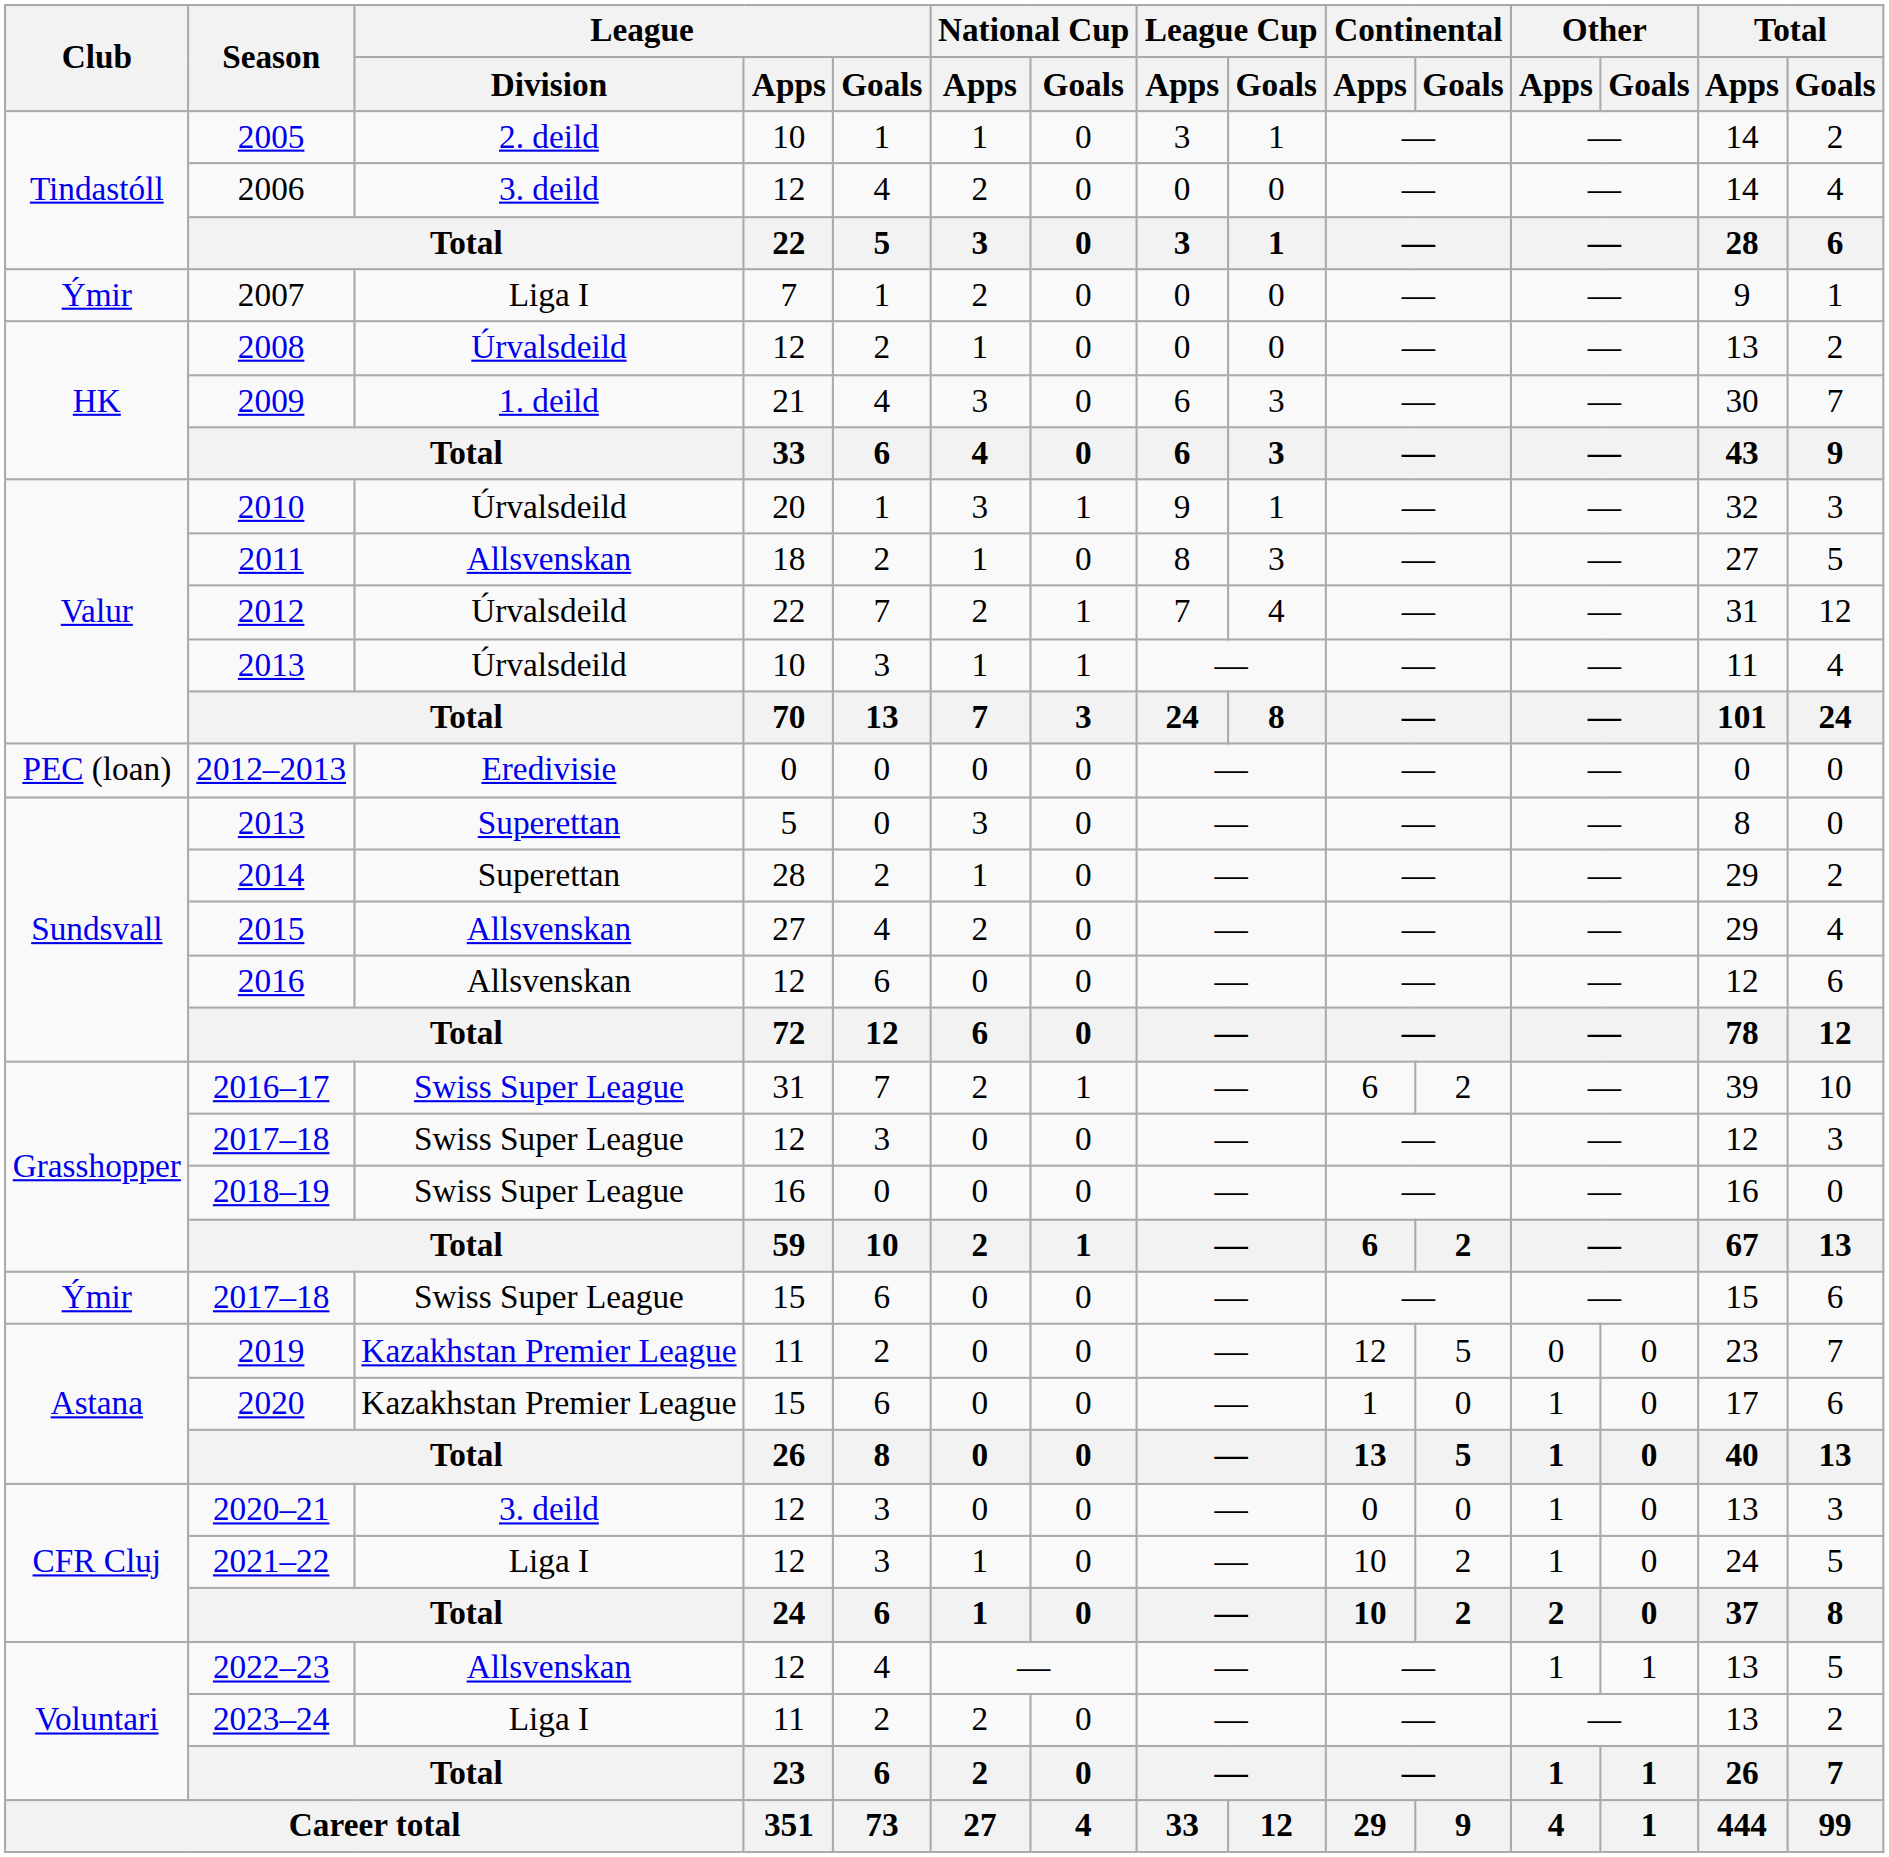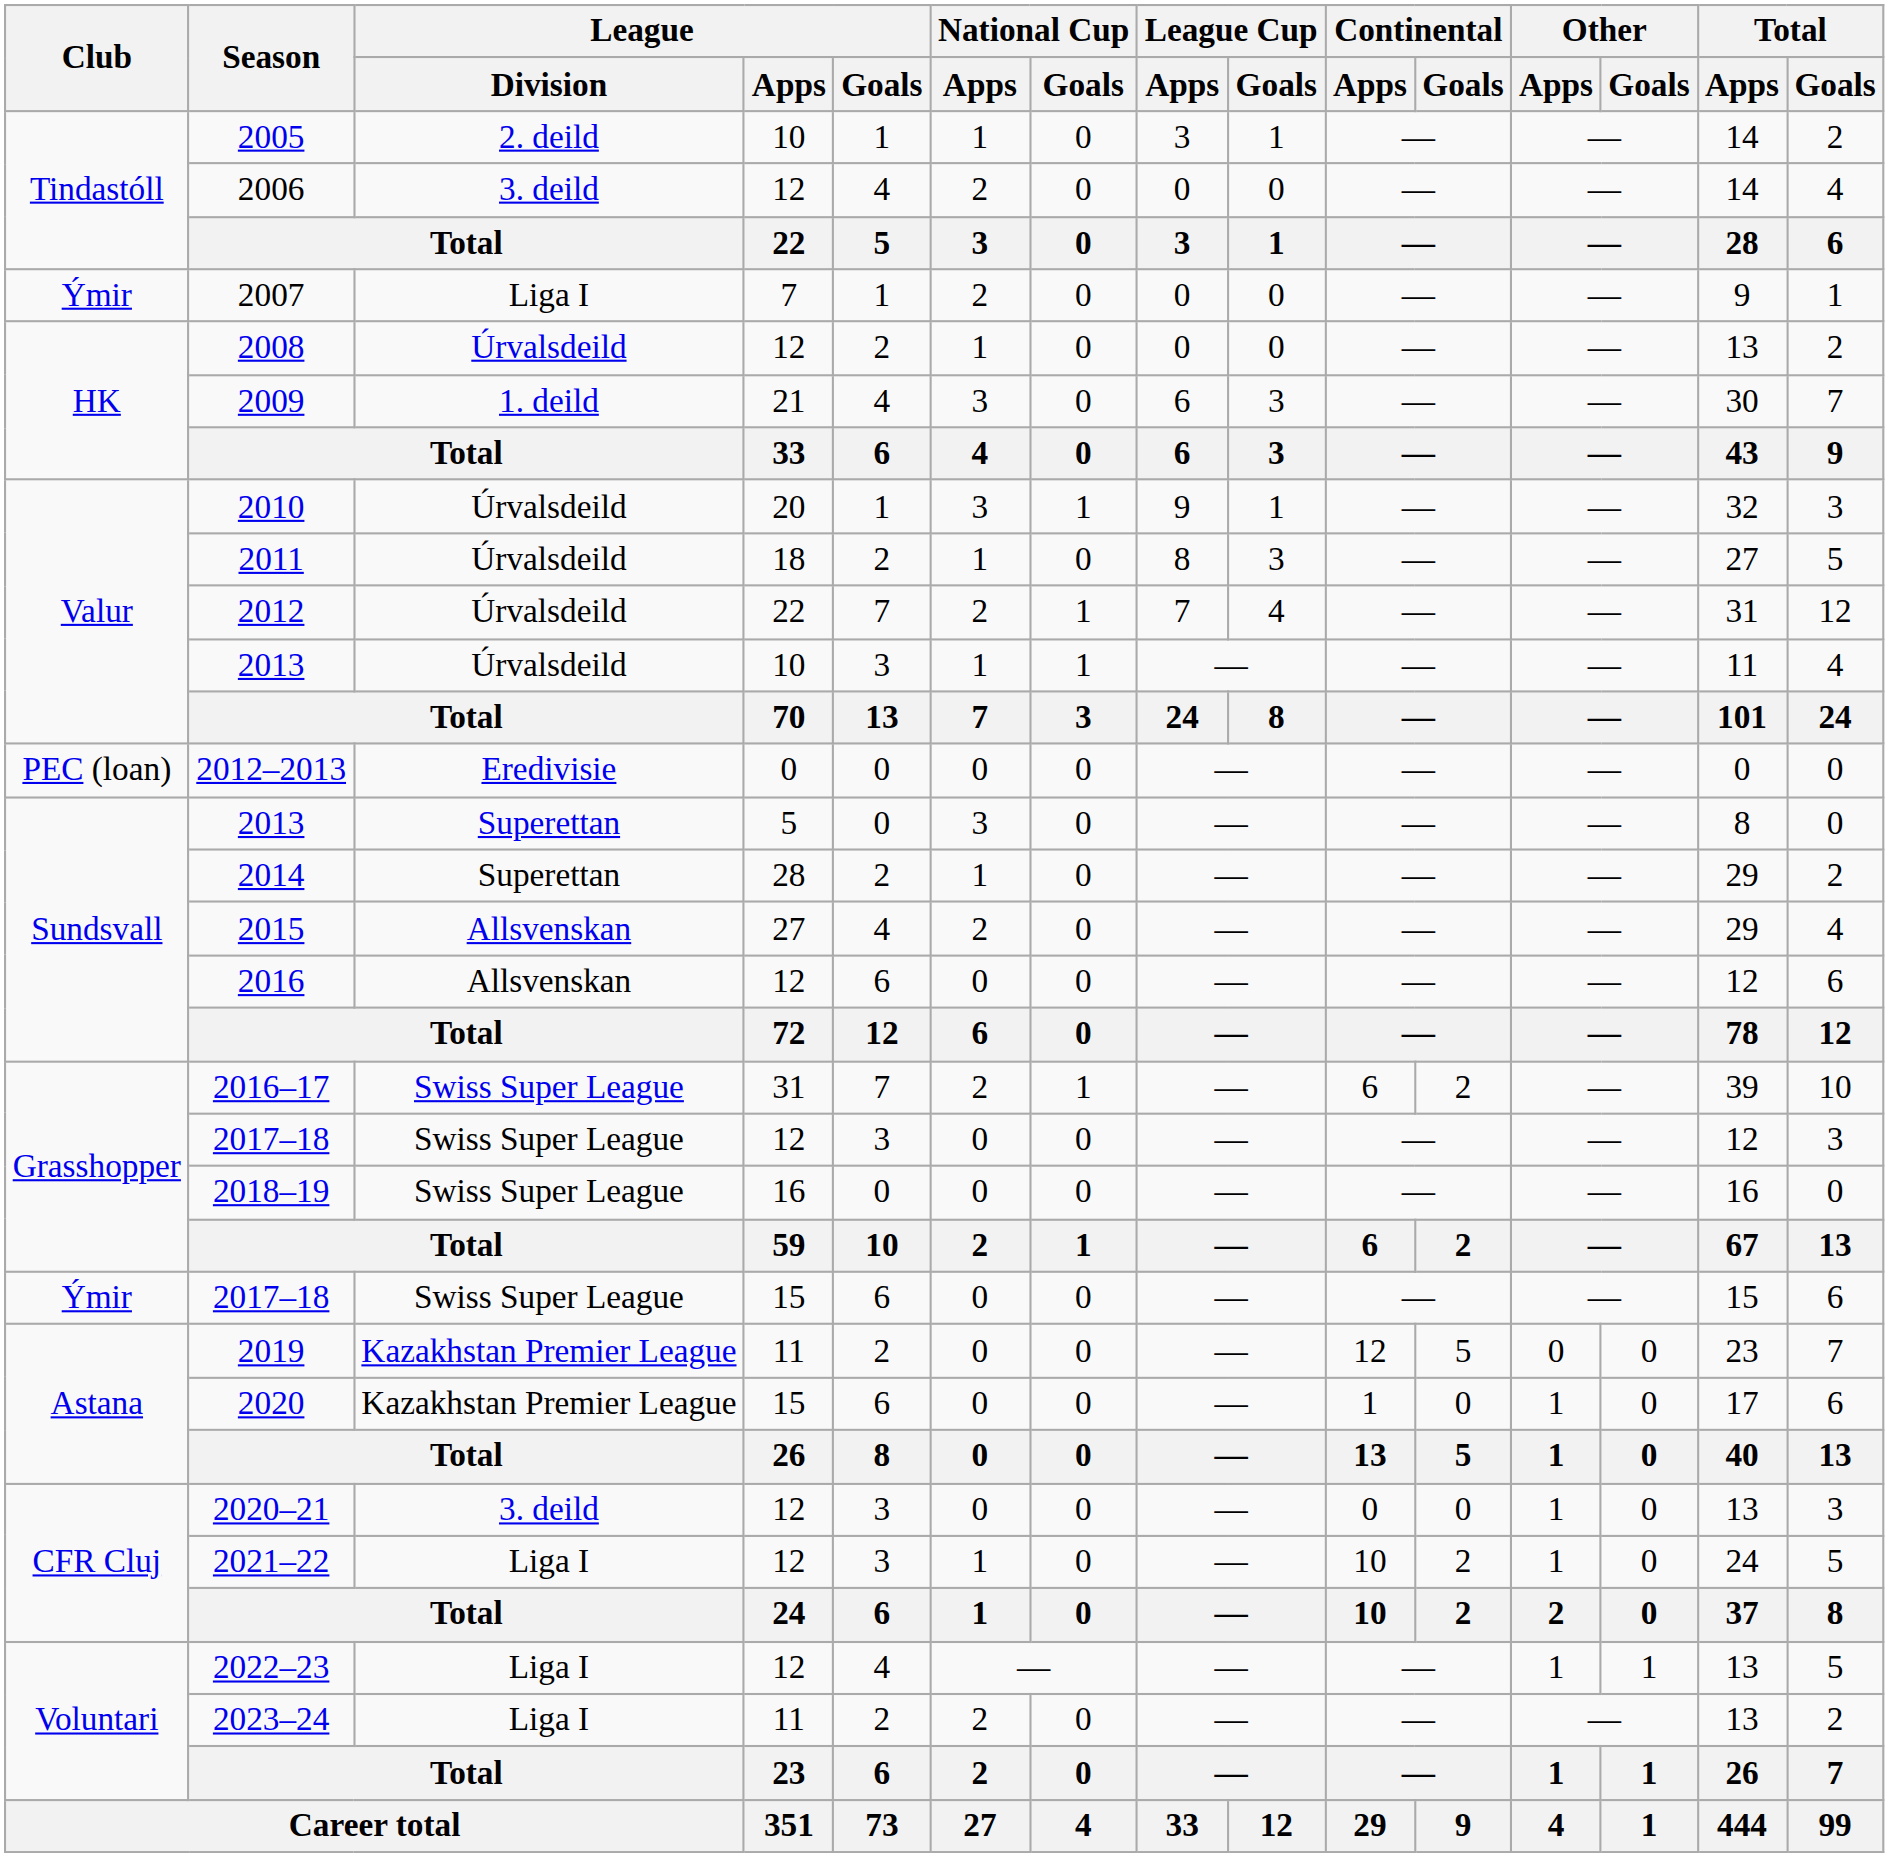(549, 558) Allsvenskan -> (549, 558) Úrvalsdeild
(549, 1667) Allsvenskan -> (549, 1667) Liga I
